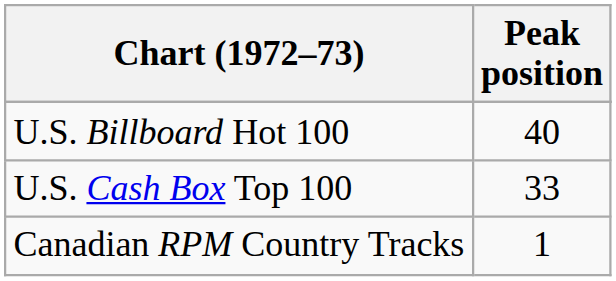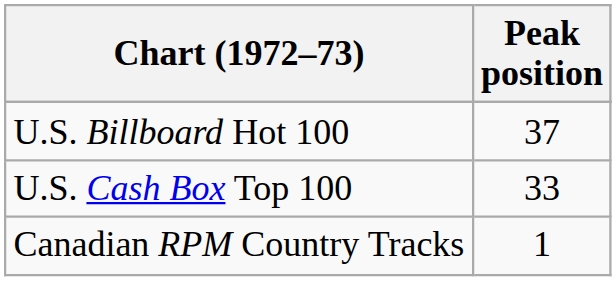(542, 130) 40 -> (542, 130) 37
